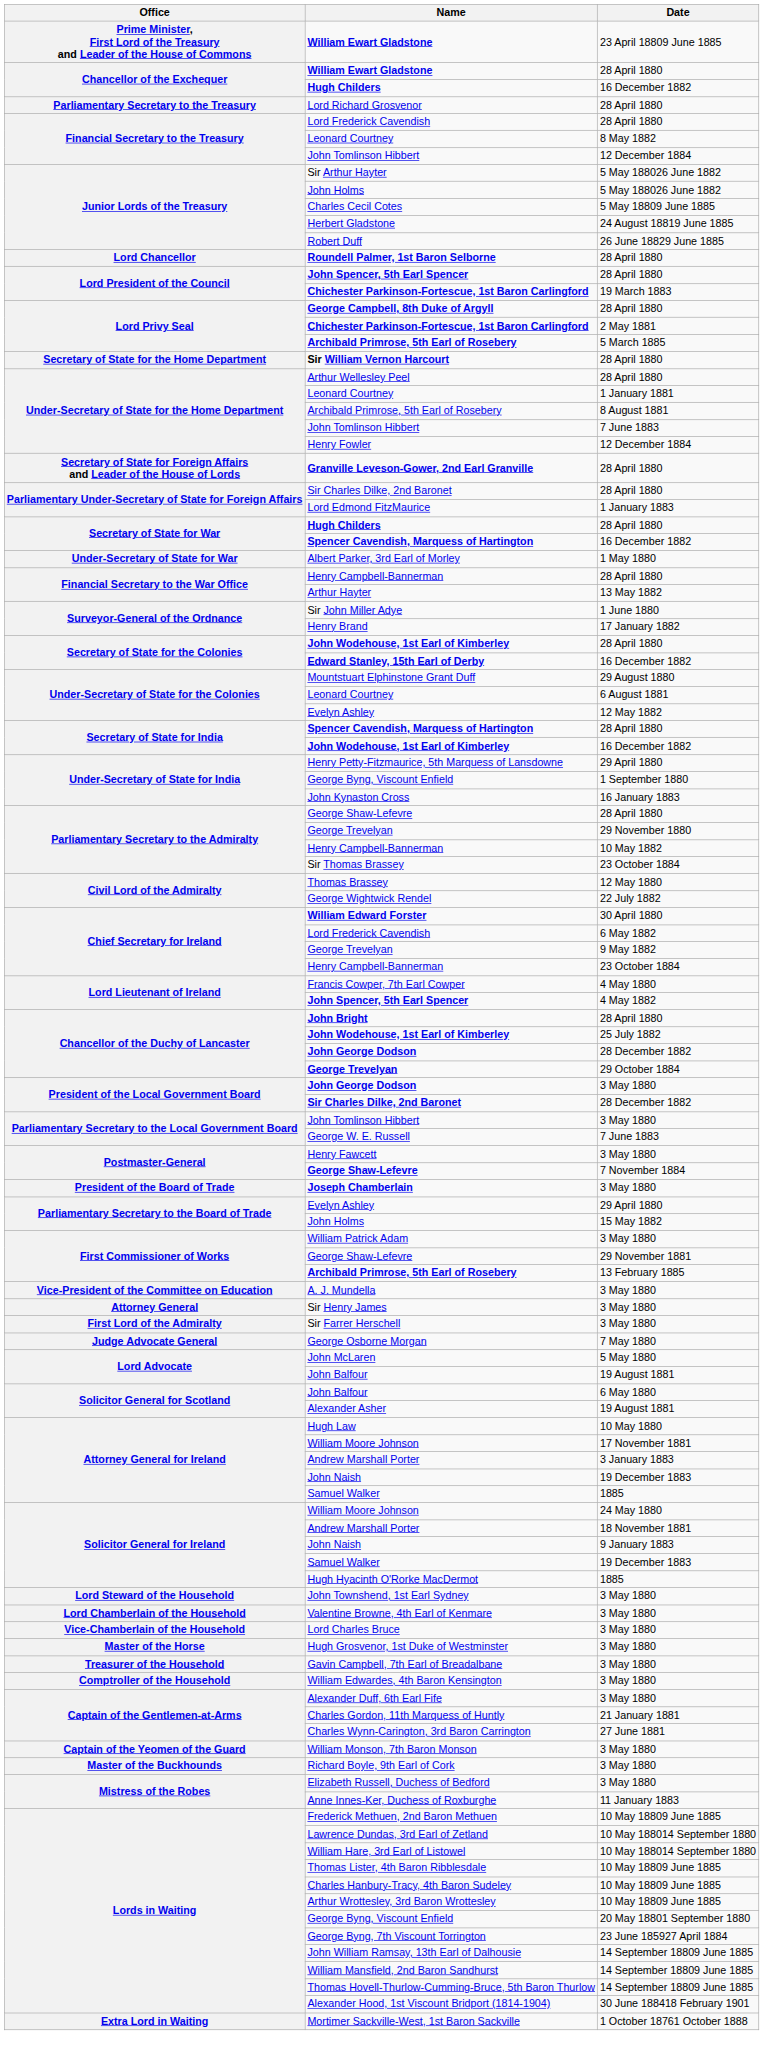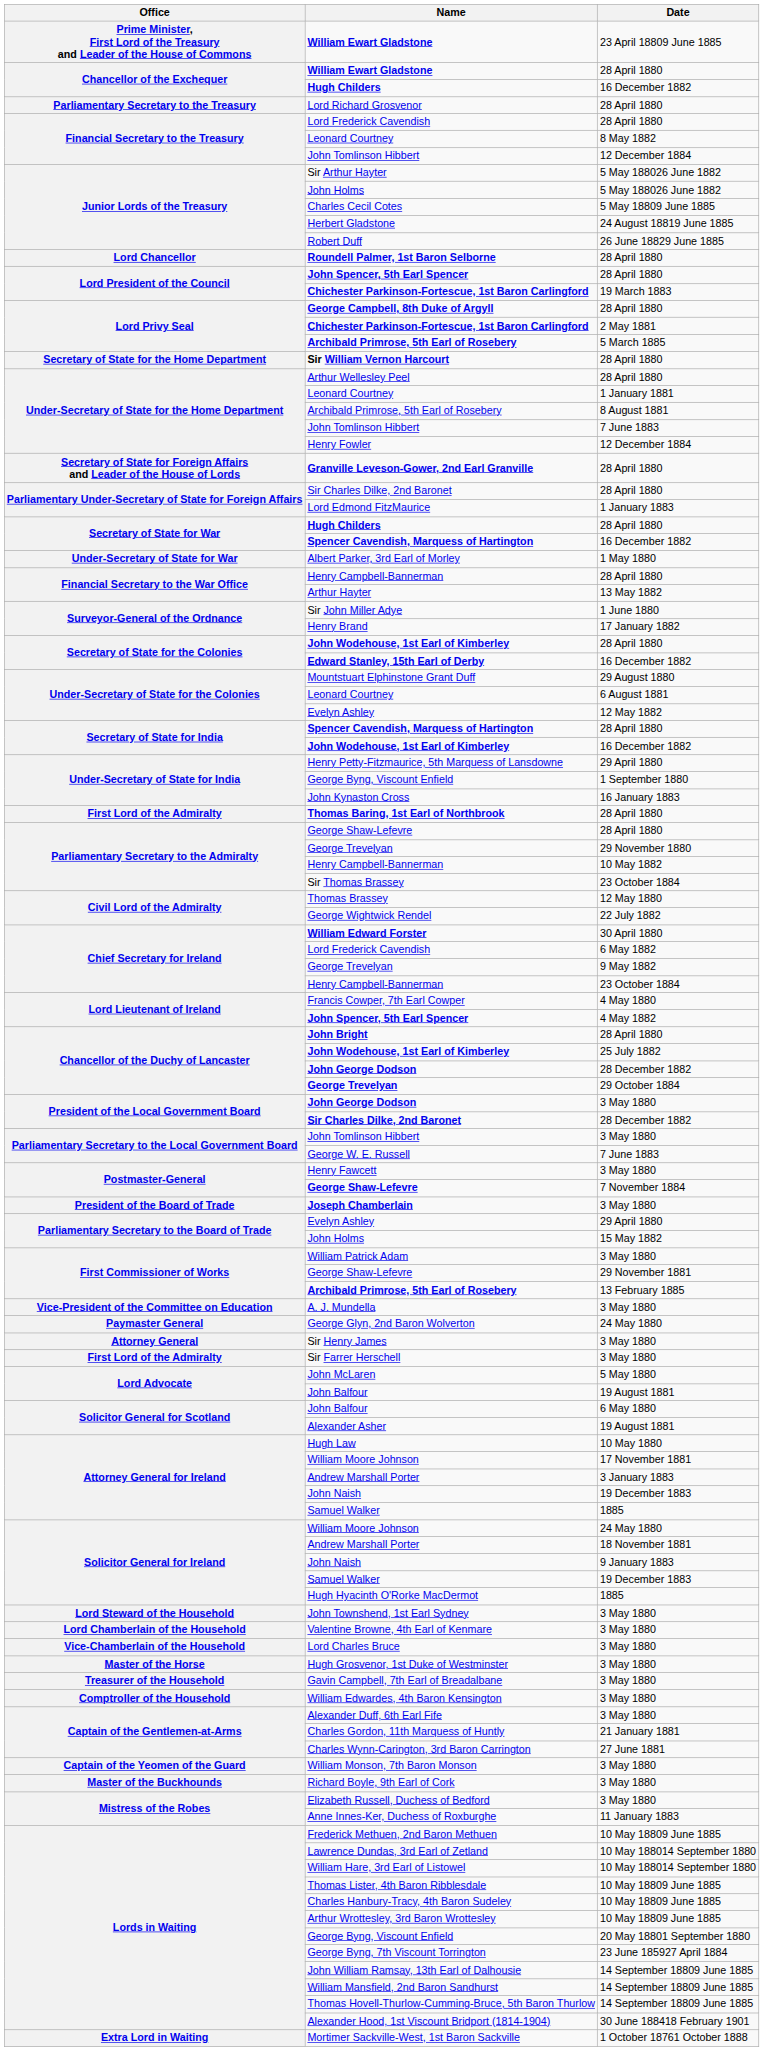+ row: (406, 814)
+ row: (391, 1324)
- row: (367, 1341)
